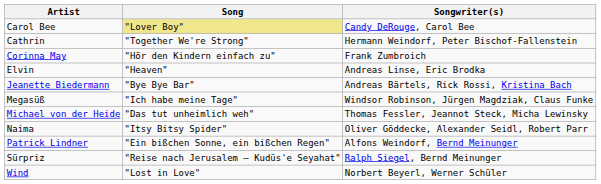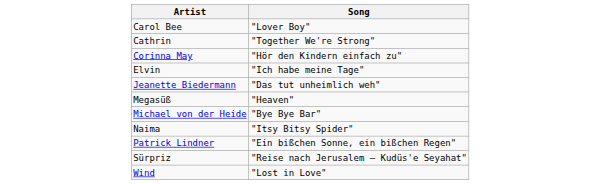- column: (469, 12)
(154, 26) khaki background -> (281, 26) no background
(146, 70) "Heaven" -> (308, 70) "Ich habe meine Tage"
(160, 85) "Bye Bye Bar" -> (316, 85) "Das tut unheimlich weh"
(181, 99) "Ich habe meine Tage" -> (273, 99) "Heaven"
(189, 114) "Das tut unheimlich weh" -> (286, 114) "Bye Bye Bar"
